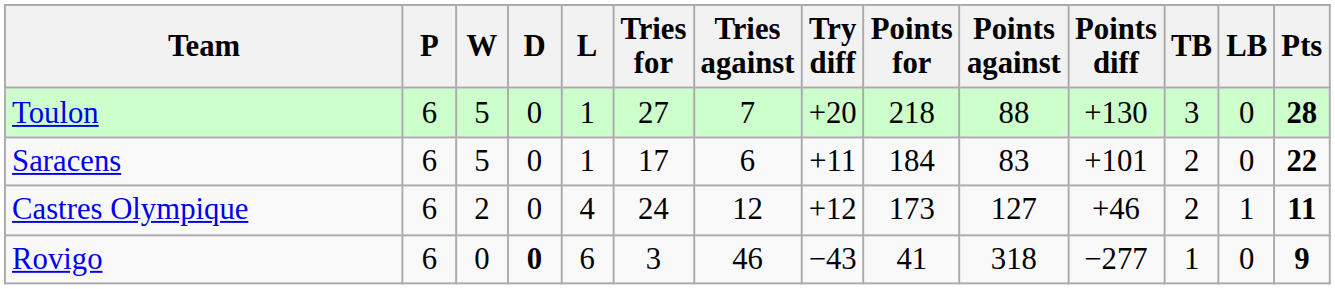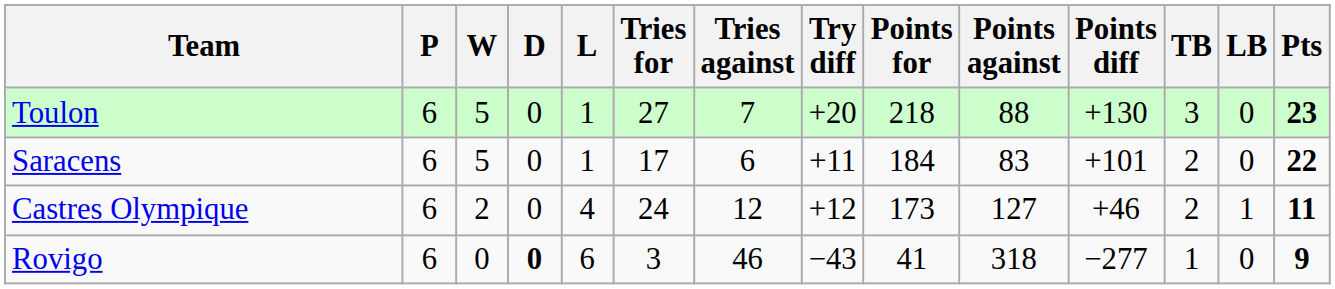(1302, 112) 28 -> (1302, 112) 23
